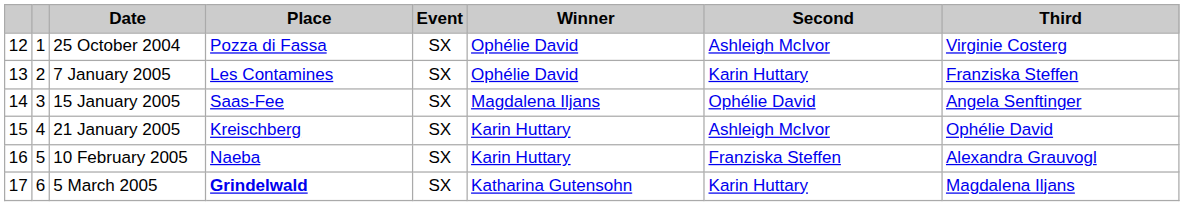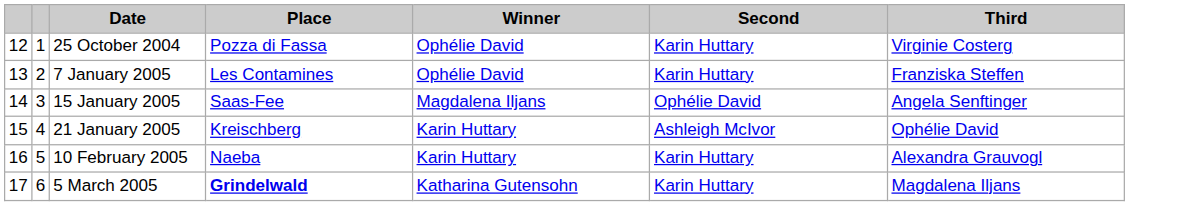- column: (440, 18)
(769, 46) Ashleigh McIvor -> (704, 46) Karin Huttary
(775, 157) Franziska Steffen -> (704, 157) Karin Huttary
